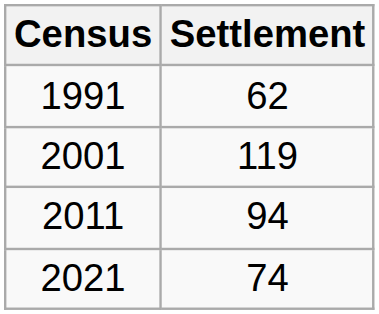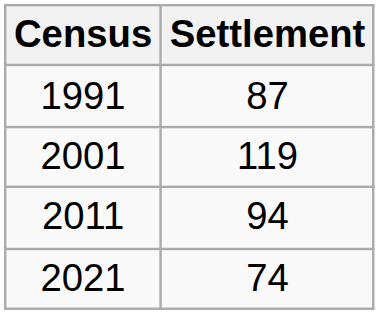(268, 95) 62 -> (268, 95) 87
